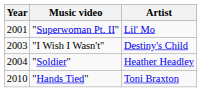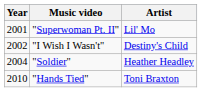(17, 45) 2003 -> (17, 45) 2002
